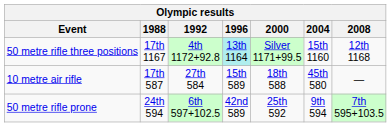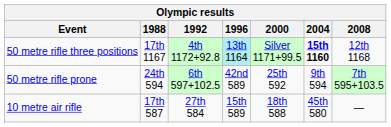(318, 51) normal -> (318, 51) bold
rows swapped: (52, 107) <-> (44, 79)
